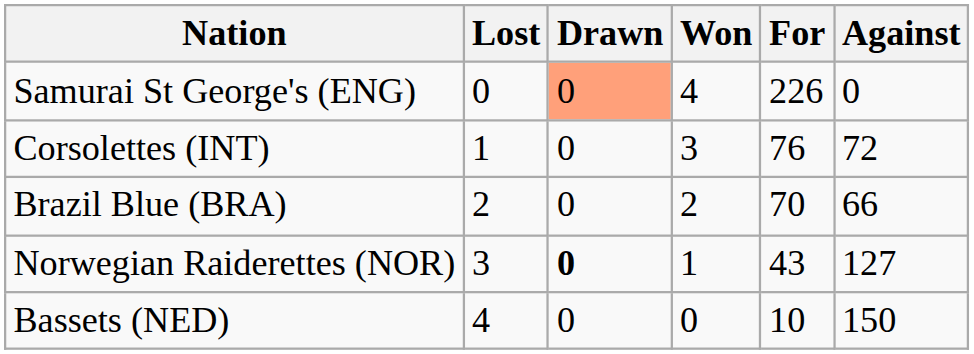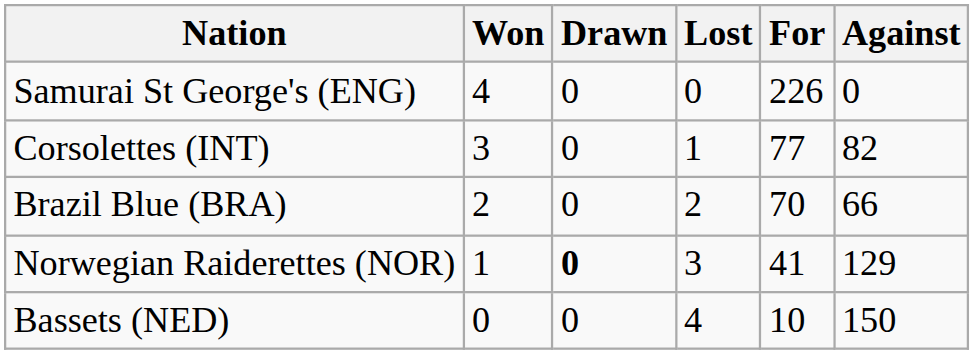columns swapped: (716, 33) <-> (506, 33)
(566, 90) lightsalmon background -> (570, 90) no background
(787, 147) 76 -> (787, 147) 77
(860, 147) 72 -> (860, 147) 82
(787, 262) 43 -> (787, 262) 41
(869, 262) 127 -> (869, 262) 129
